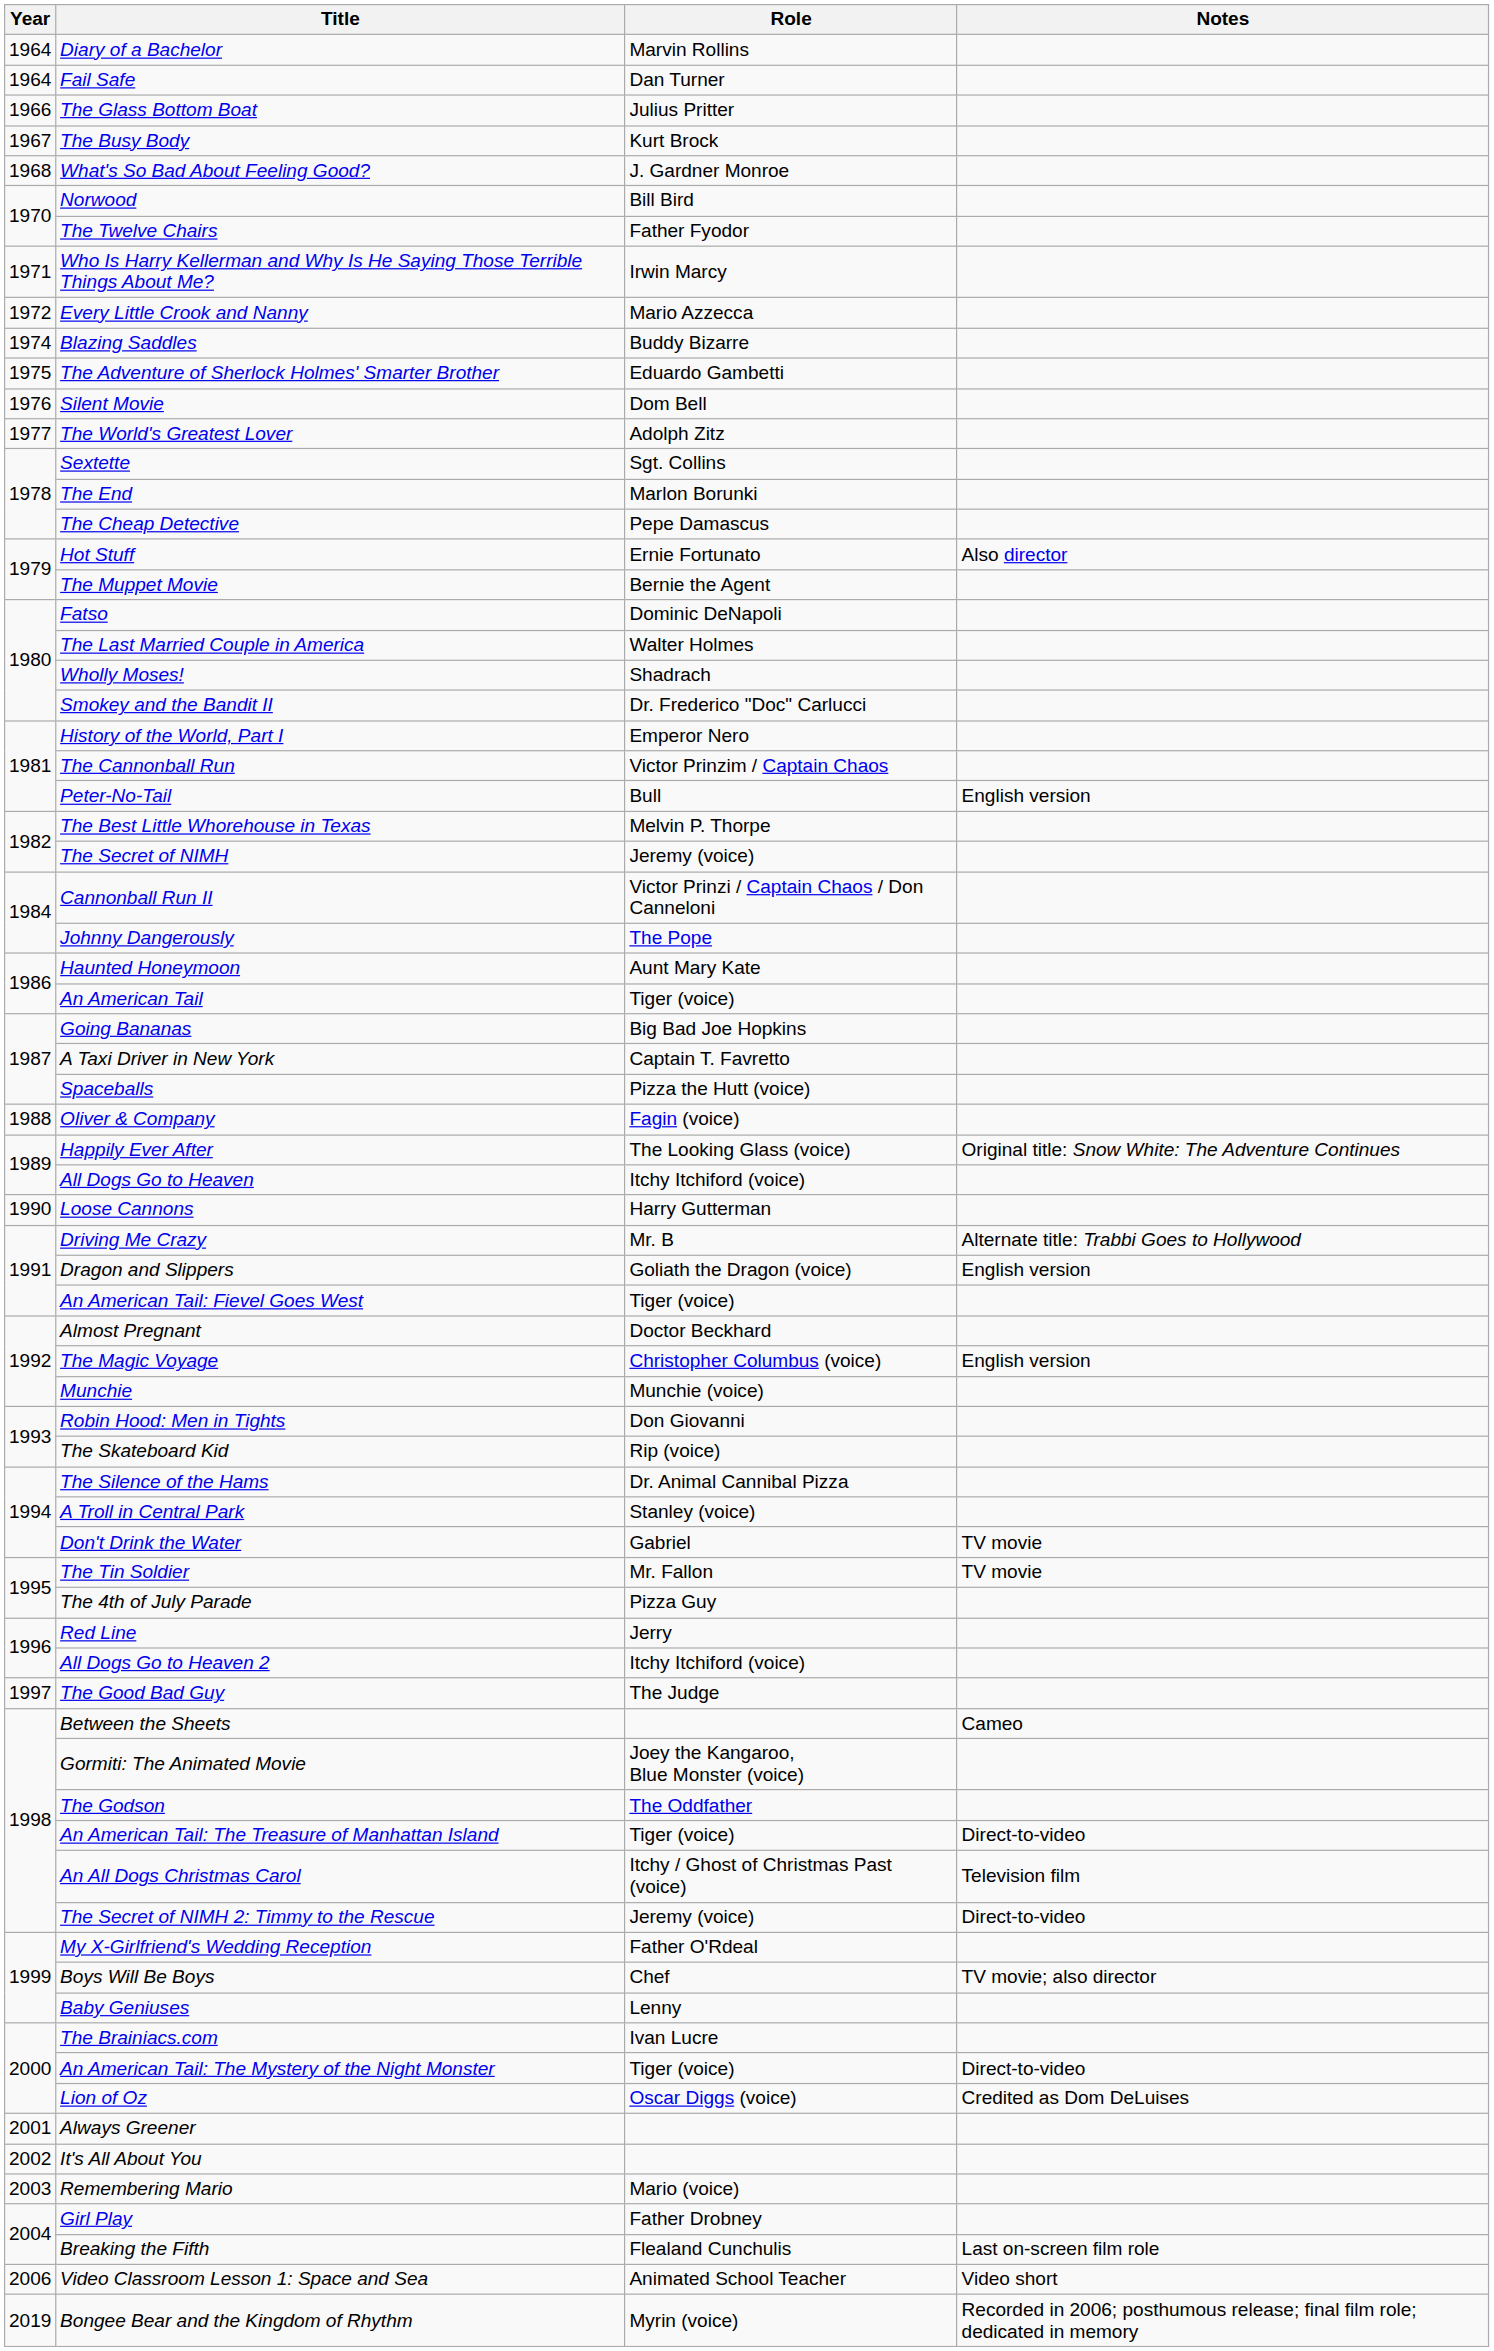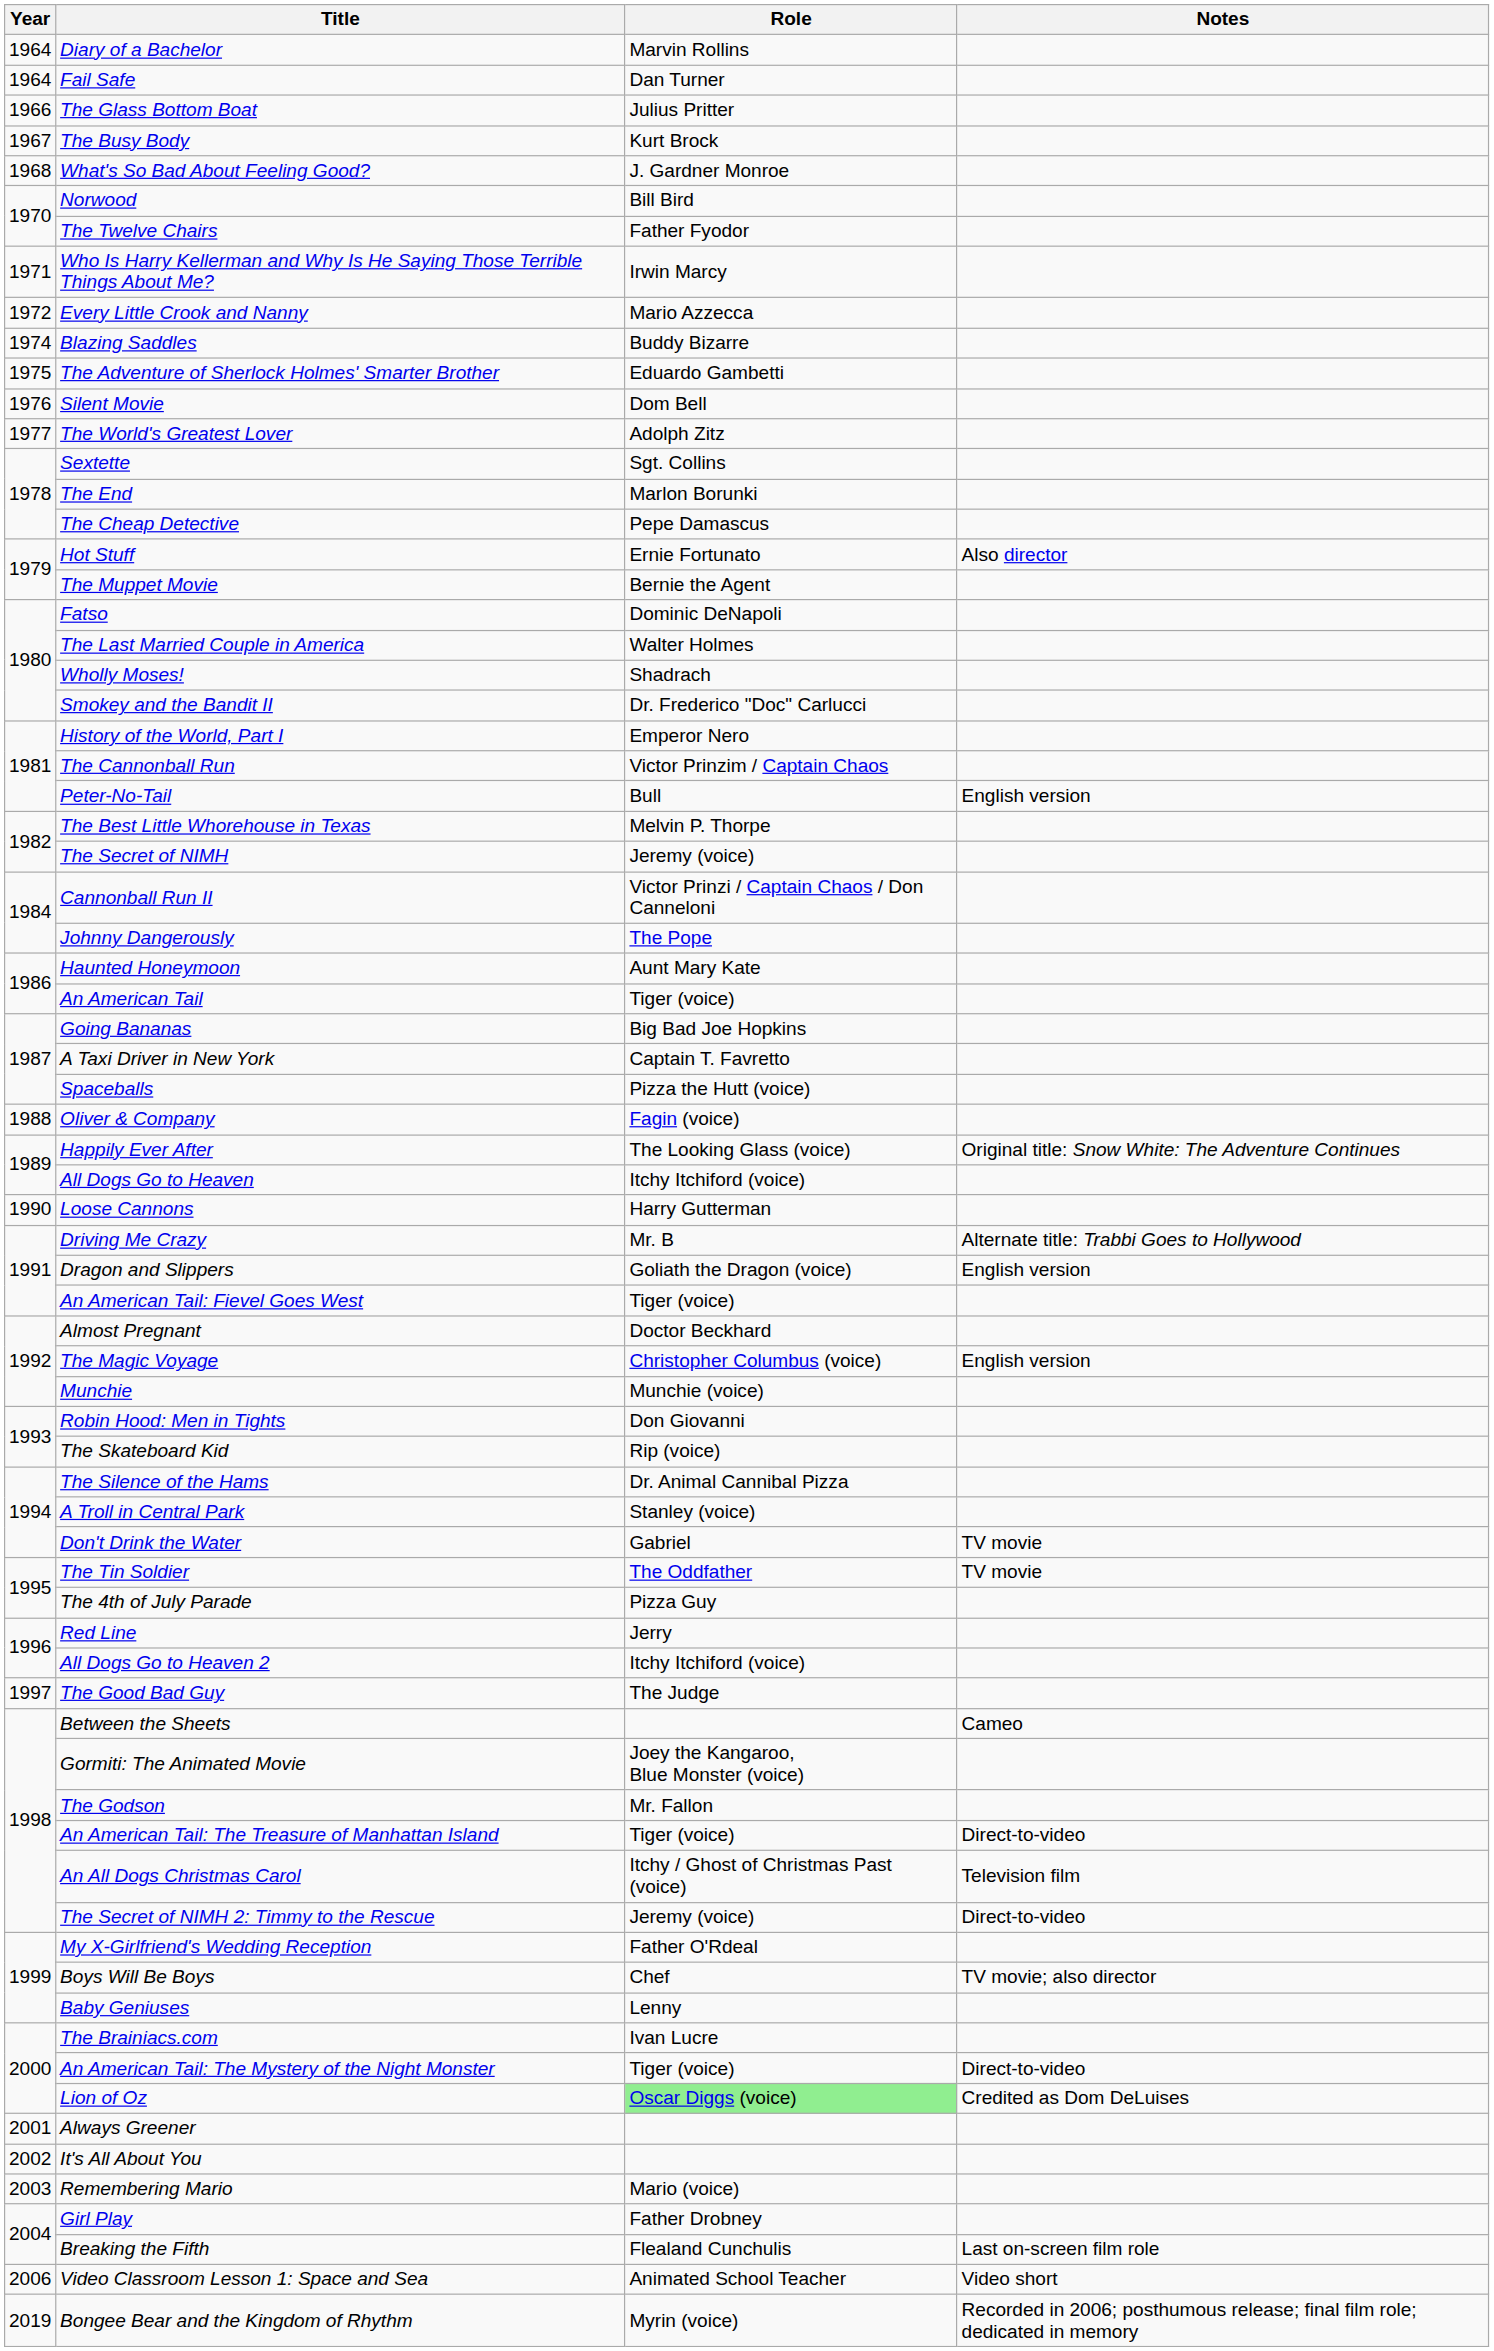(671, 1572) Mr. Fallon -> (691, 1572) The Oddfather
(691, 1805) The Oddfather -> (671, 1805) Mr. Fallon
(713, 2098) no background -> (713, 2098) lightgreen background
